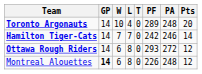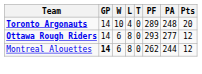- row: (52, 37)
(170, 50) 272 -> (170, 37) 277
(152, 62) 226 -> (152, 50) 262
(170, 62) 248 -> (170, 50) 244
